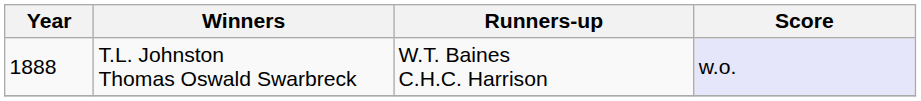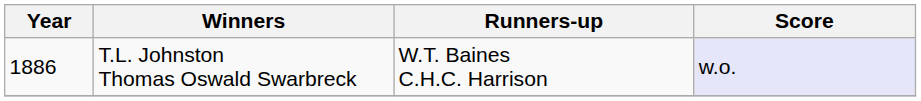(33, 66) 1888 -> (33, 66) 1886
